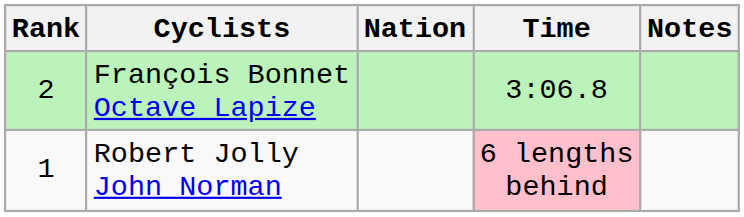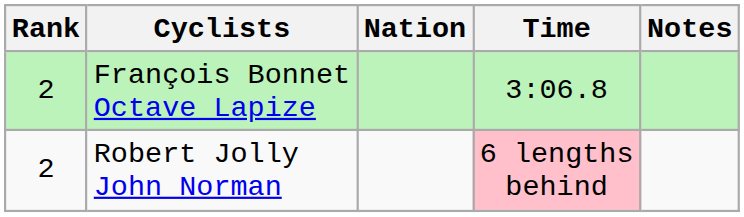(46, 170) 1 -> (46, 170) 2
